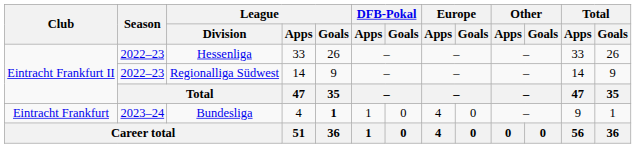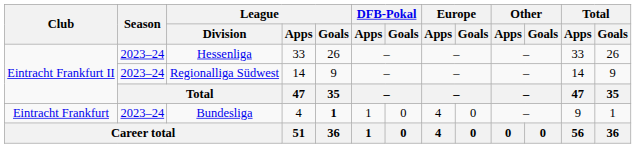(142, 53) 2022–23 -> (142, 53) 2023–24
(142, 73) 2022–23 -> (142, 73) 2023–24
